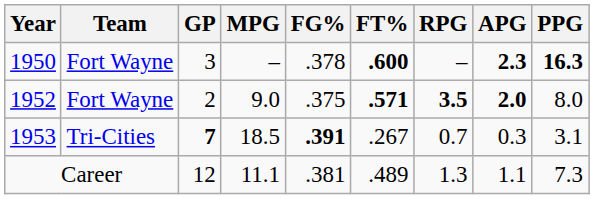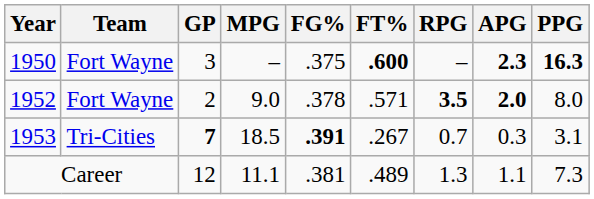(325, 61) .378 -> (325, 61) .375
(325, 99) .375 -> (325, 99) .378
(388, 99) bold -> (388, 99) normal
